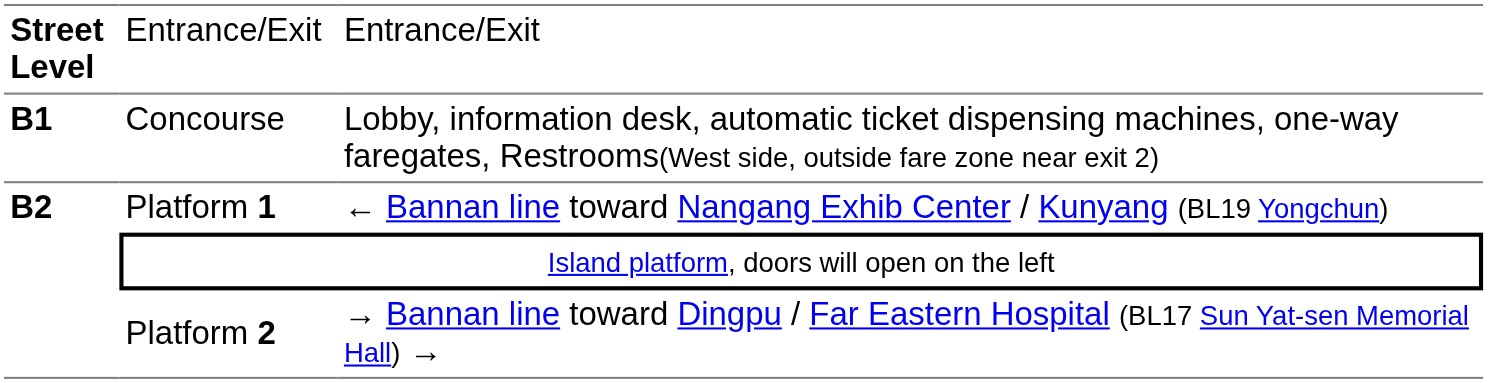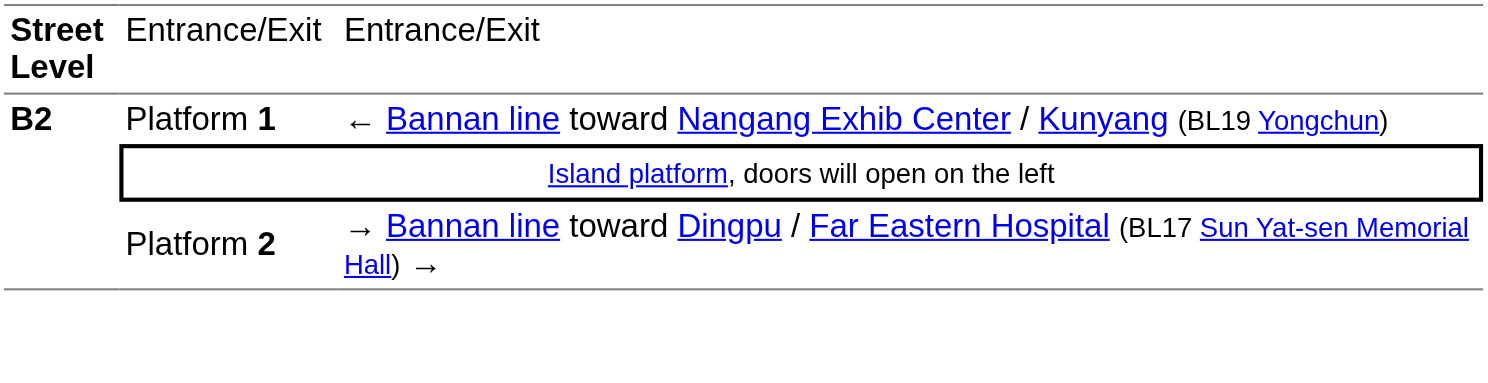- row: (205, 118)
